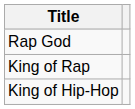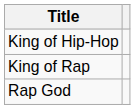rows swapped: (63, 91) <-> (39, 41)
